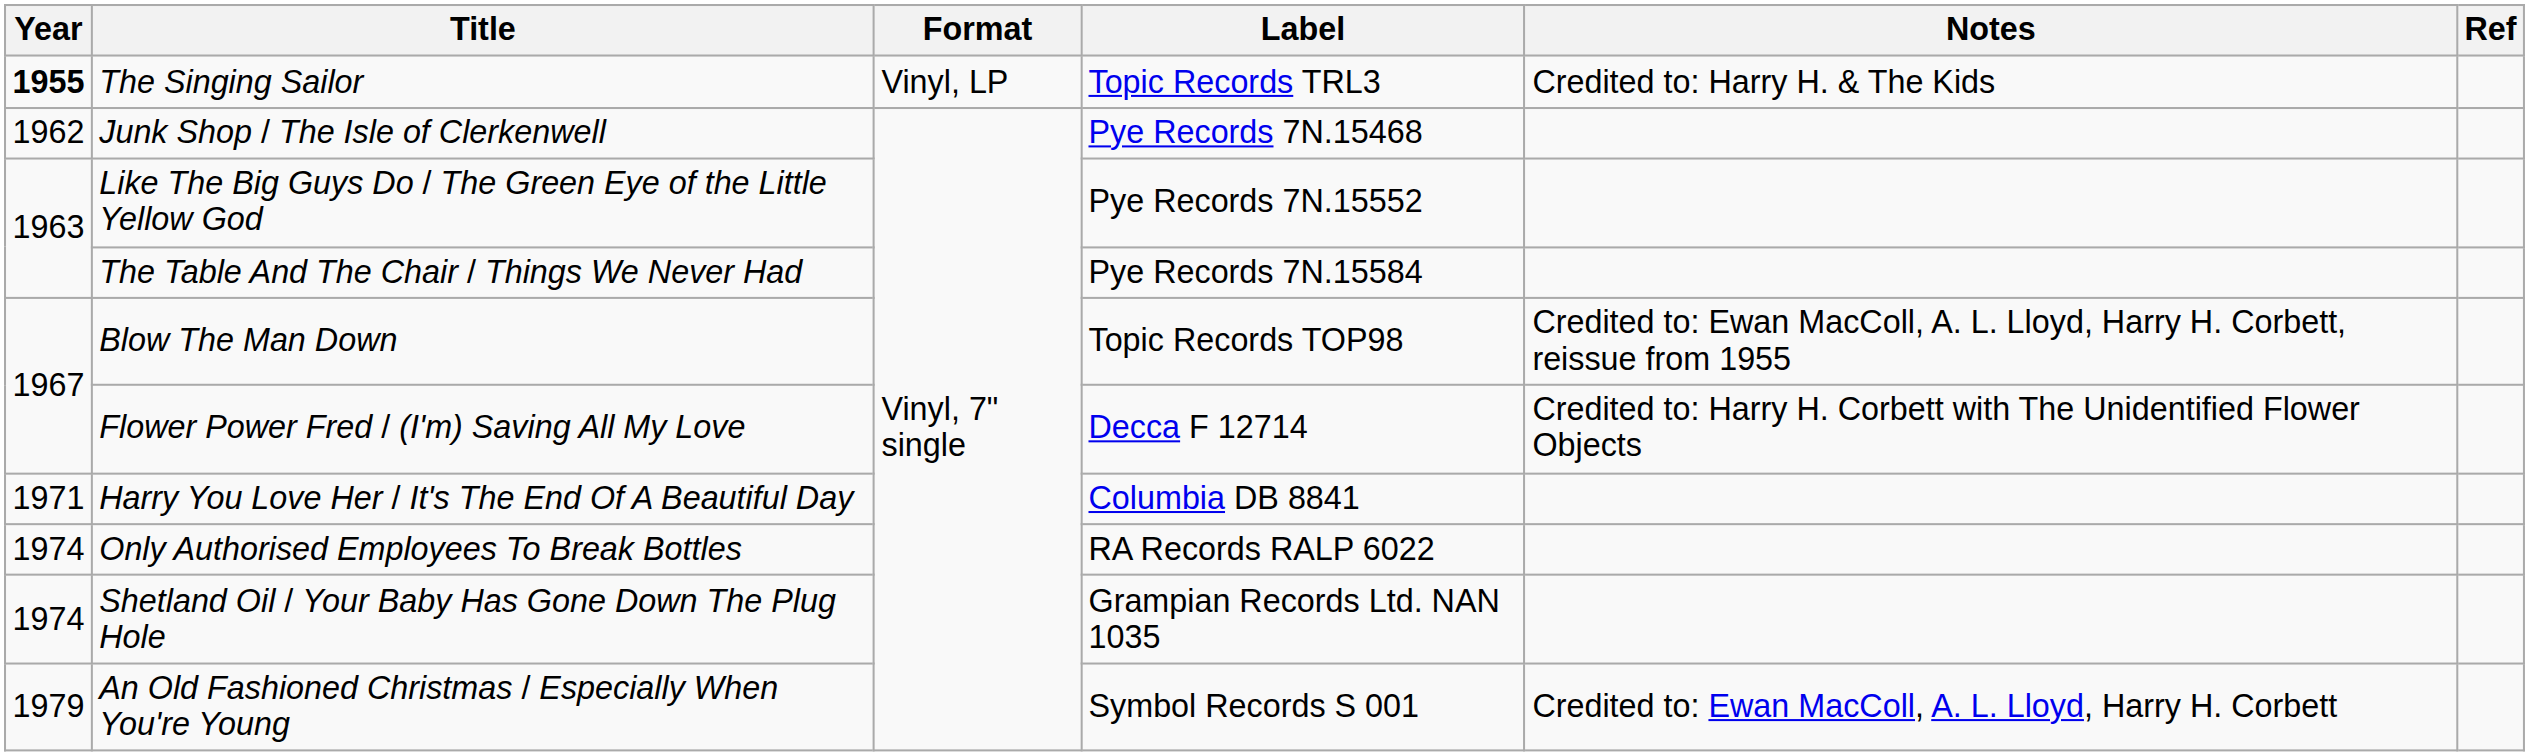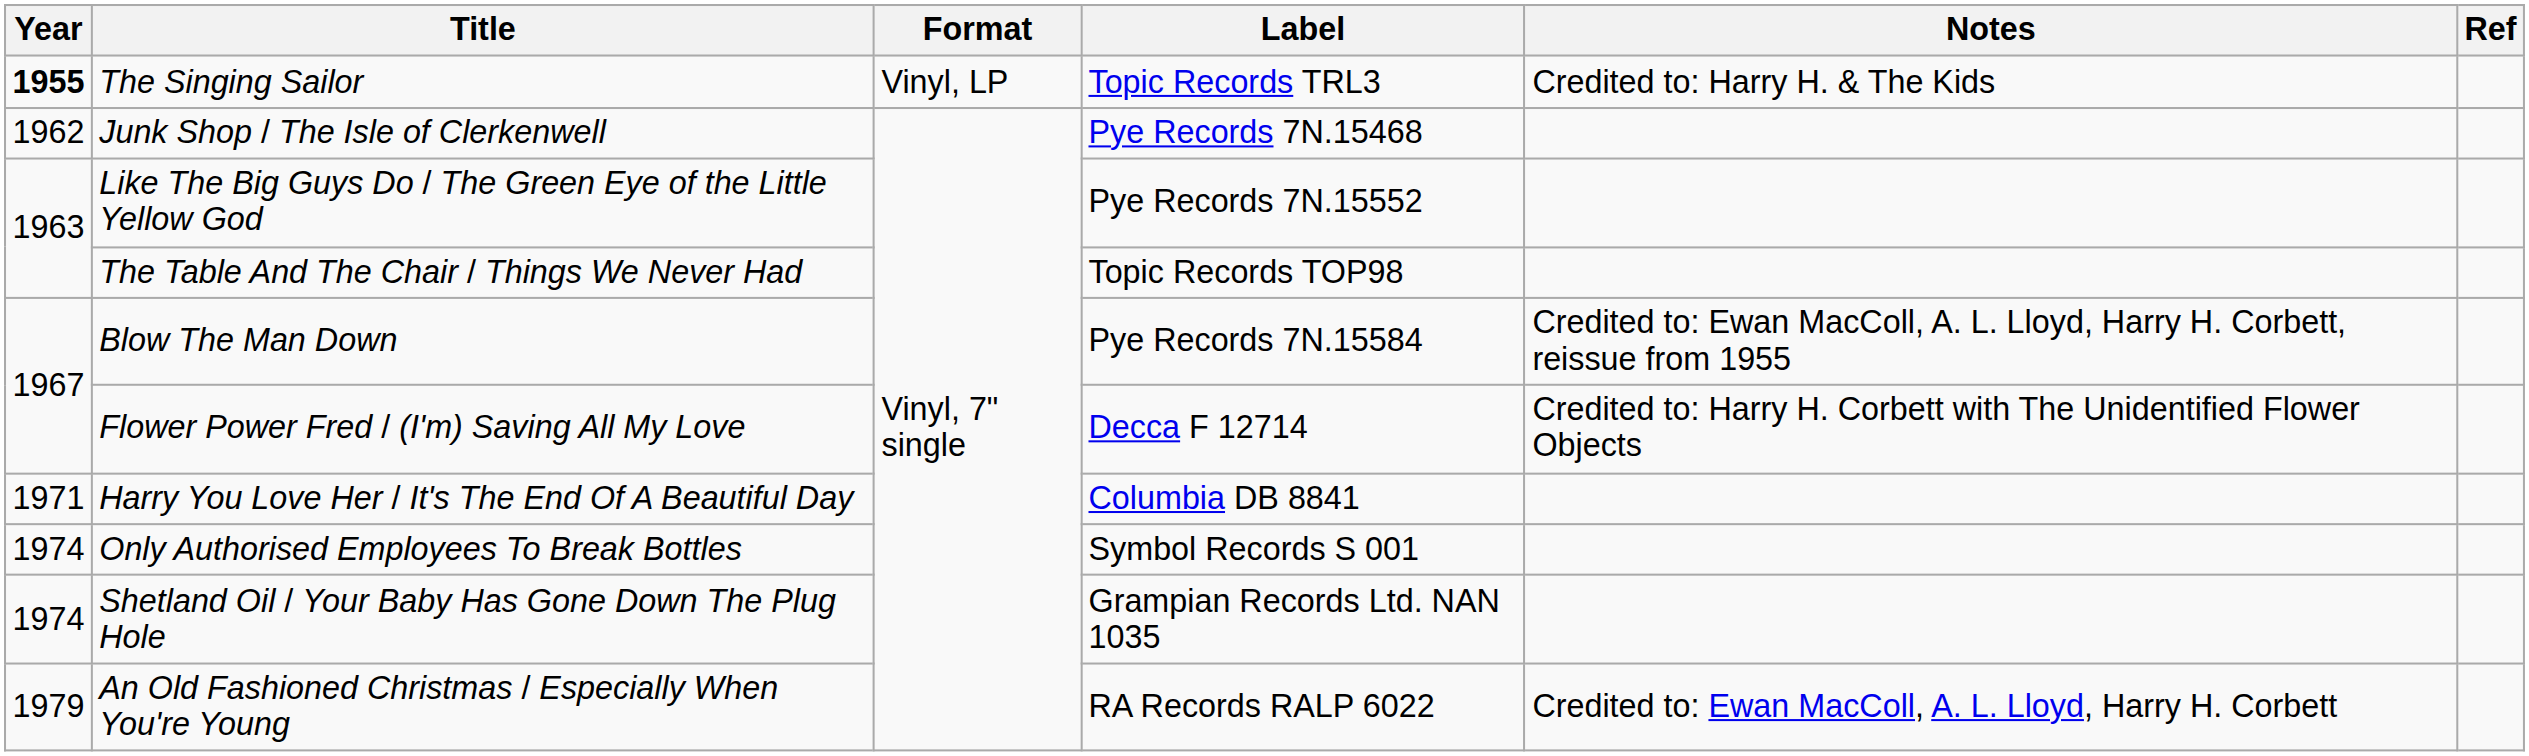(1256, 271) Pye Records 7N.15584 -> (1246, 271) Topic Records TOP98
(1246, 340) Topic Records TOP98 -> (1256, 340) Pye Records 7N.15584
(1262, 549) RA Records RALP 6022 -> (1254, 549) Symbol Records S 001
(1254, 706) Symbol Records S 001 -> (1262, 706) RA Records RALP 6022
